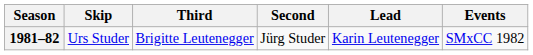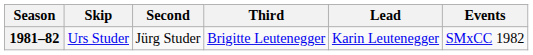columns swapped: (195, 15) <-> (293, 15)
